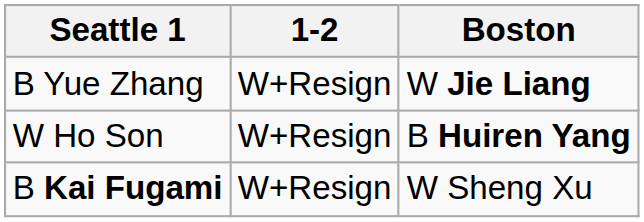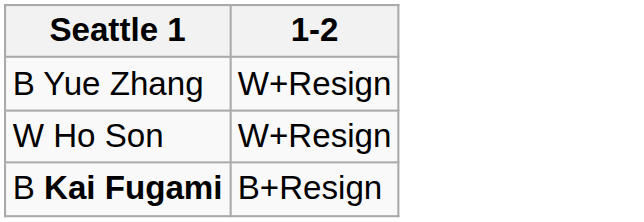- column: (519, 30)
(315, 188) W+Resign -> (310, 188) B+Resign
